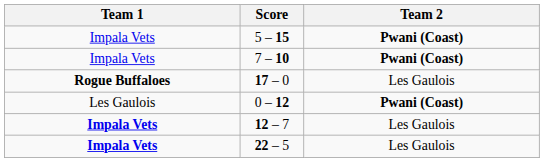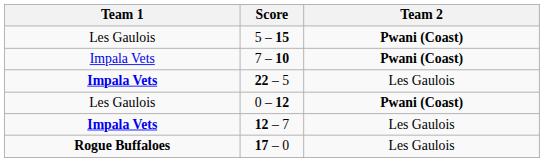(122, 37) Impala Vets -> (122, 37) Les Gaulois
rows swapped: (272, 80) <-> (272, 146)
